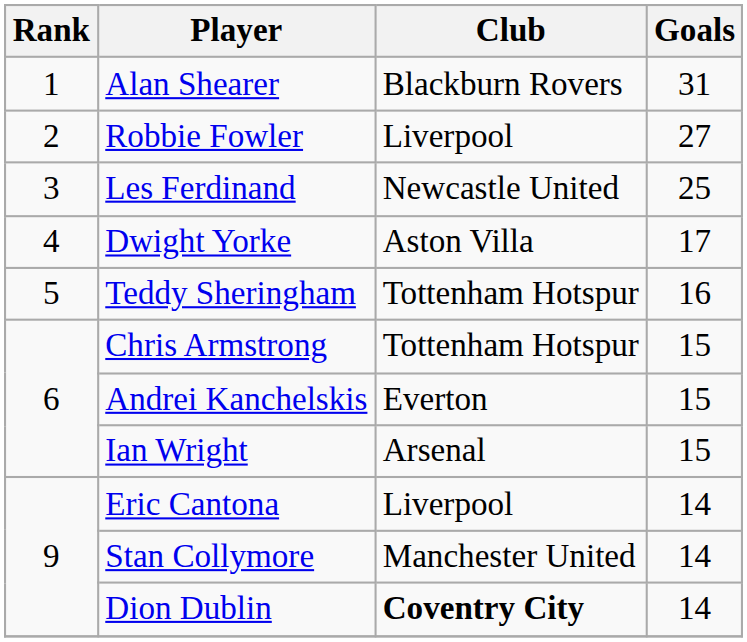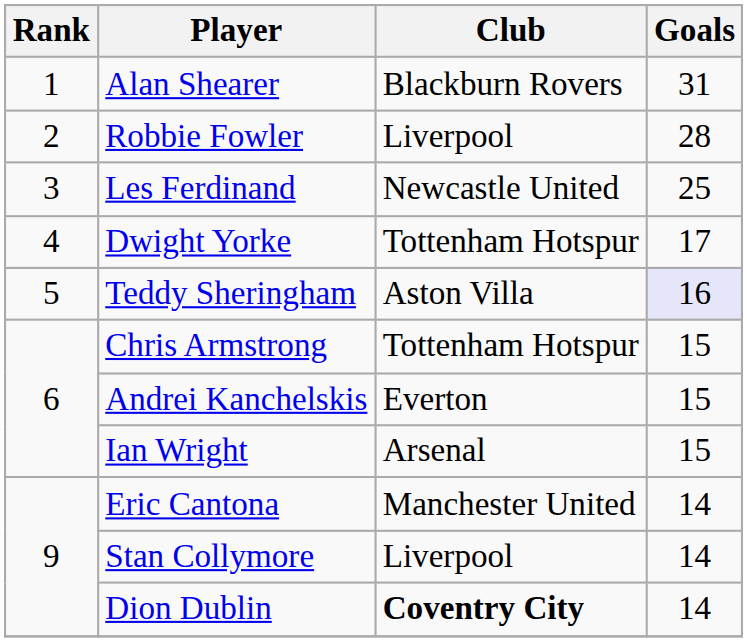(695, 135) 27 -> (695, 135) 28
(458, 240) Aston Villa -> (511, 240) Tottenham Hotspur
(511, 293) Tottenham Hotspur -> (458, 293) Aston Villa
(695, 293) no background -> (695, 293) lavender background
(448, 503) Liverpool -> (509, 503) Manchester United
(509, 556) Manchester United -> (448, 556) Liverpool
